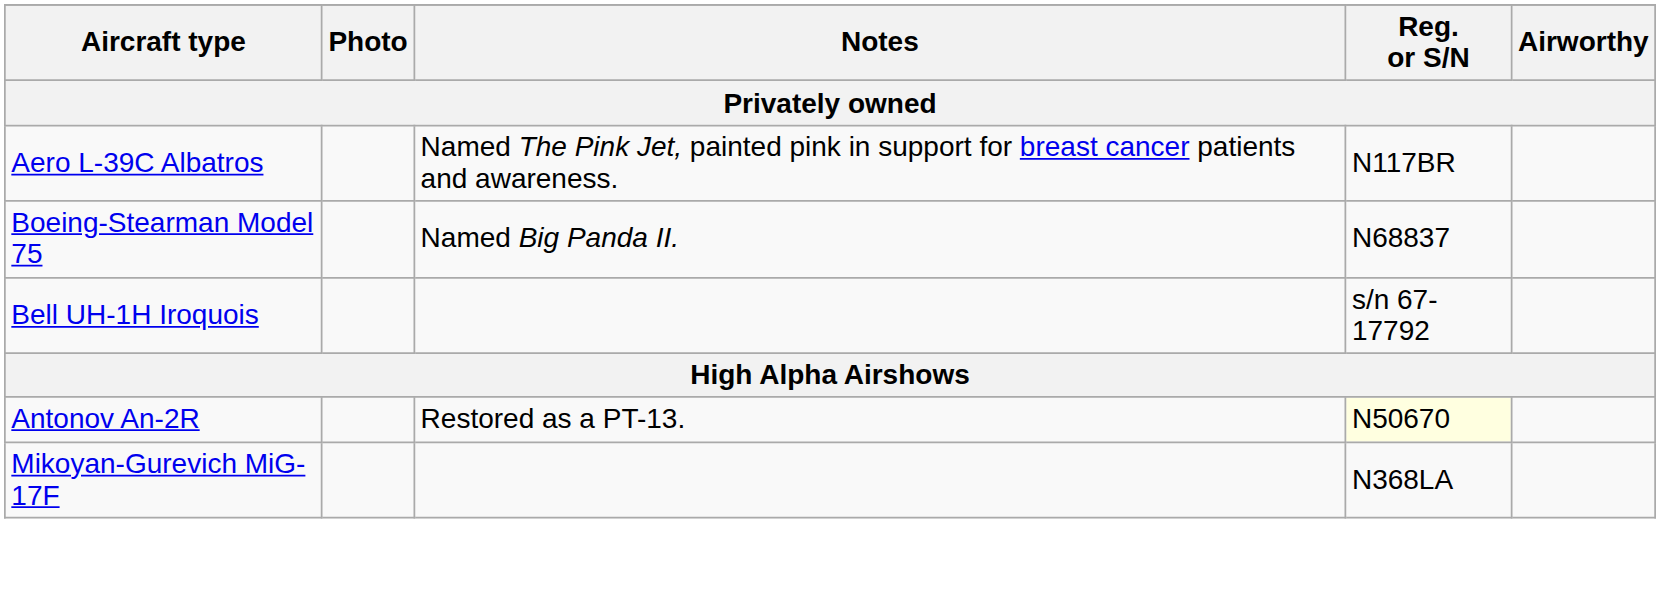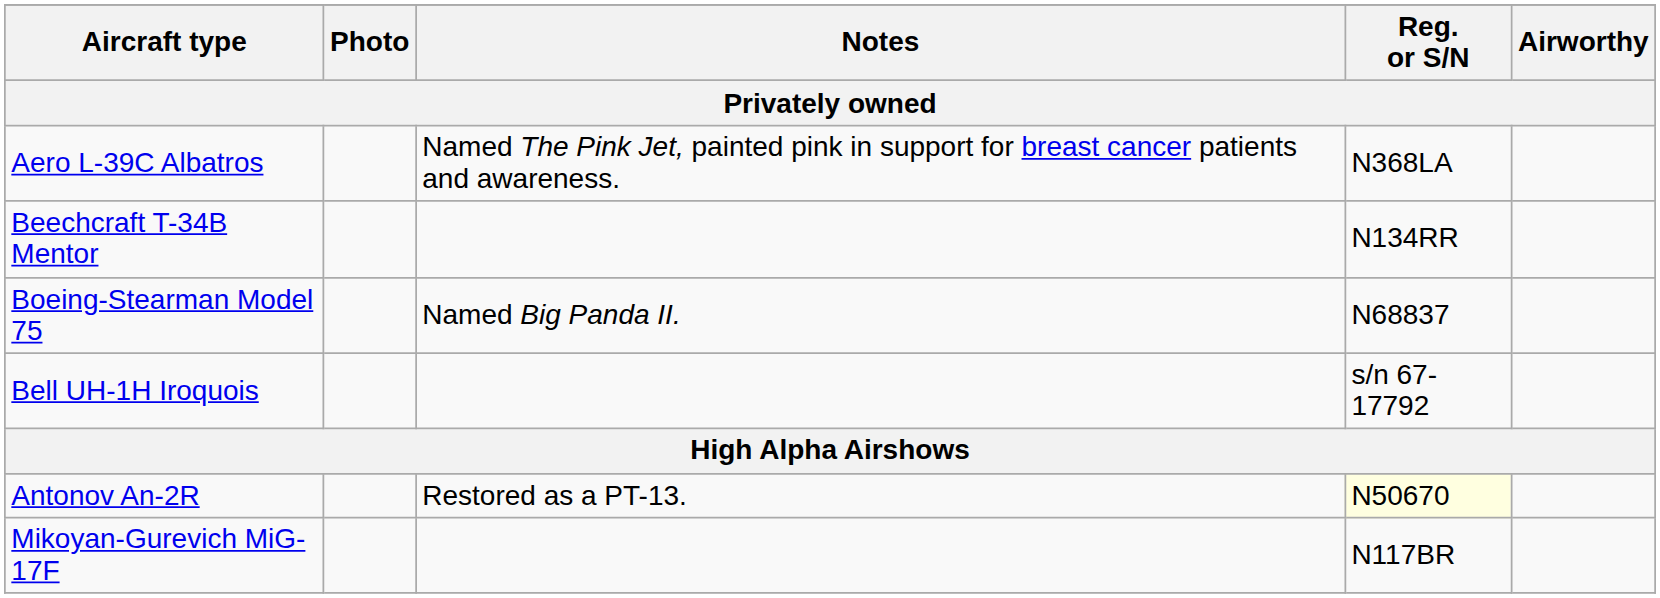(1404, 162) N117BR -> (1402, 162) N368LA
+ row: (119, 238)
(1403, 479) N368LA -> (1403, 555) N117BR
